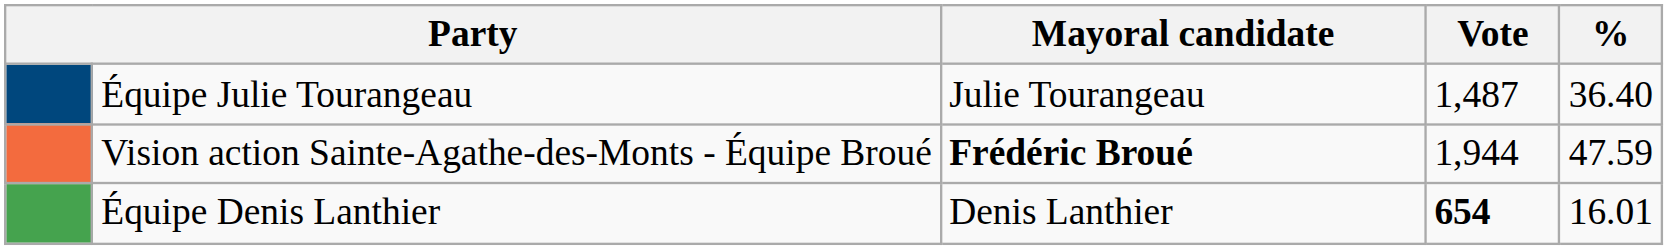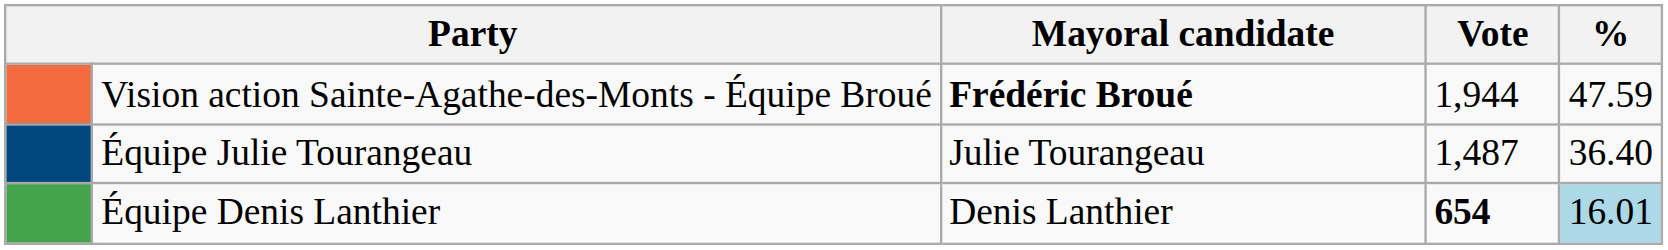rows swapped: (517, 152) <-> (287, 93)
(1611, 212) no background -> (1611, 212) lightblue background
